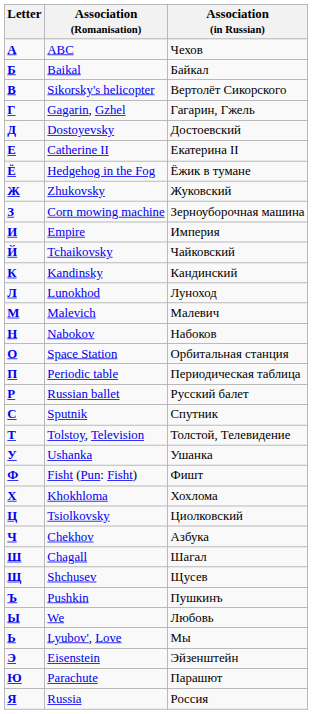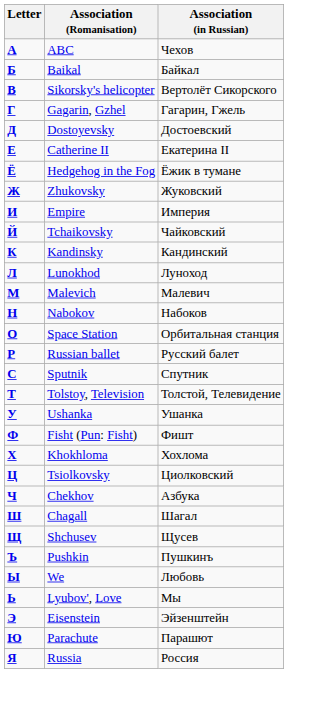- row: (106, 211)
- row: (83, 374)
